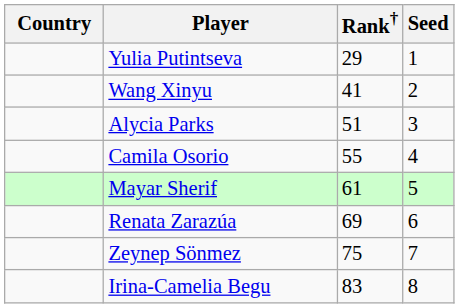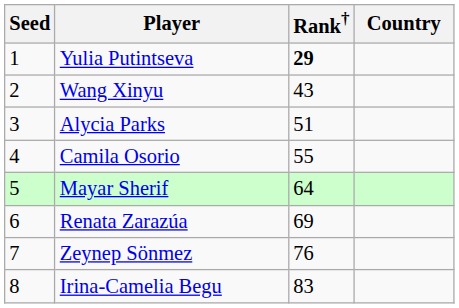columns swapped: (54, 23) <-> (428, 23)
(352, 58) normal -> (303, 58) bold
(352, 91) 41 -> (303, 91) 43
(352, 188) 61 -> (303, 188) 64
(352, 253) 75 -> (303, 253) 76
